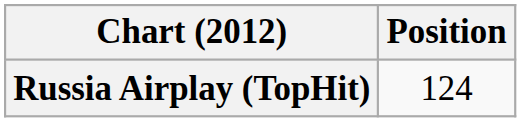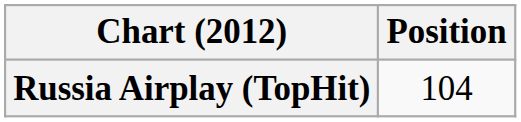(447, 87) 124 -> (447, 87) 104
